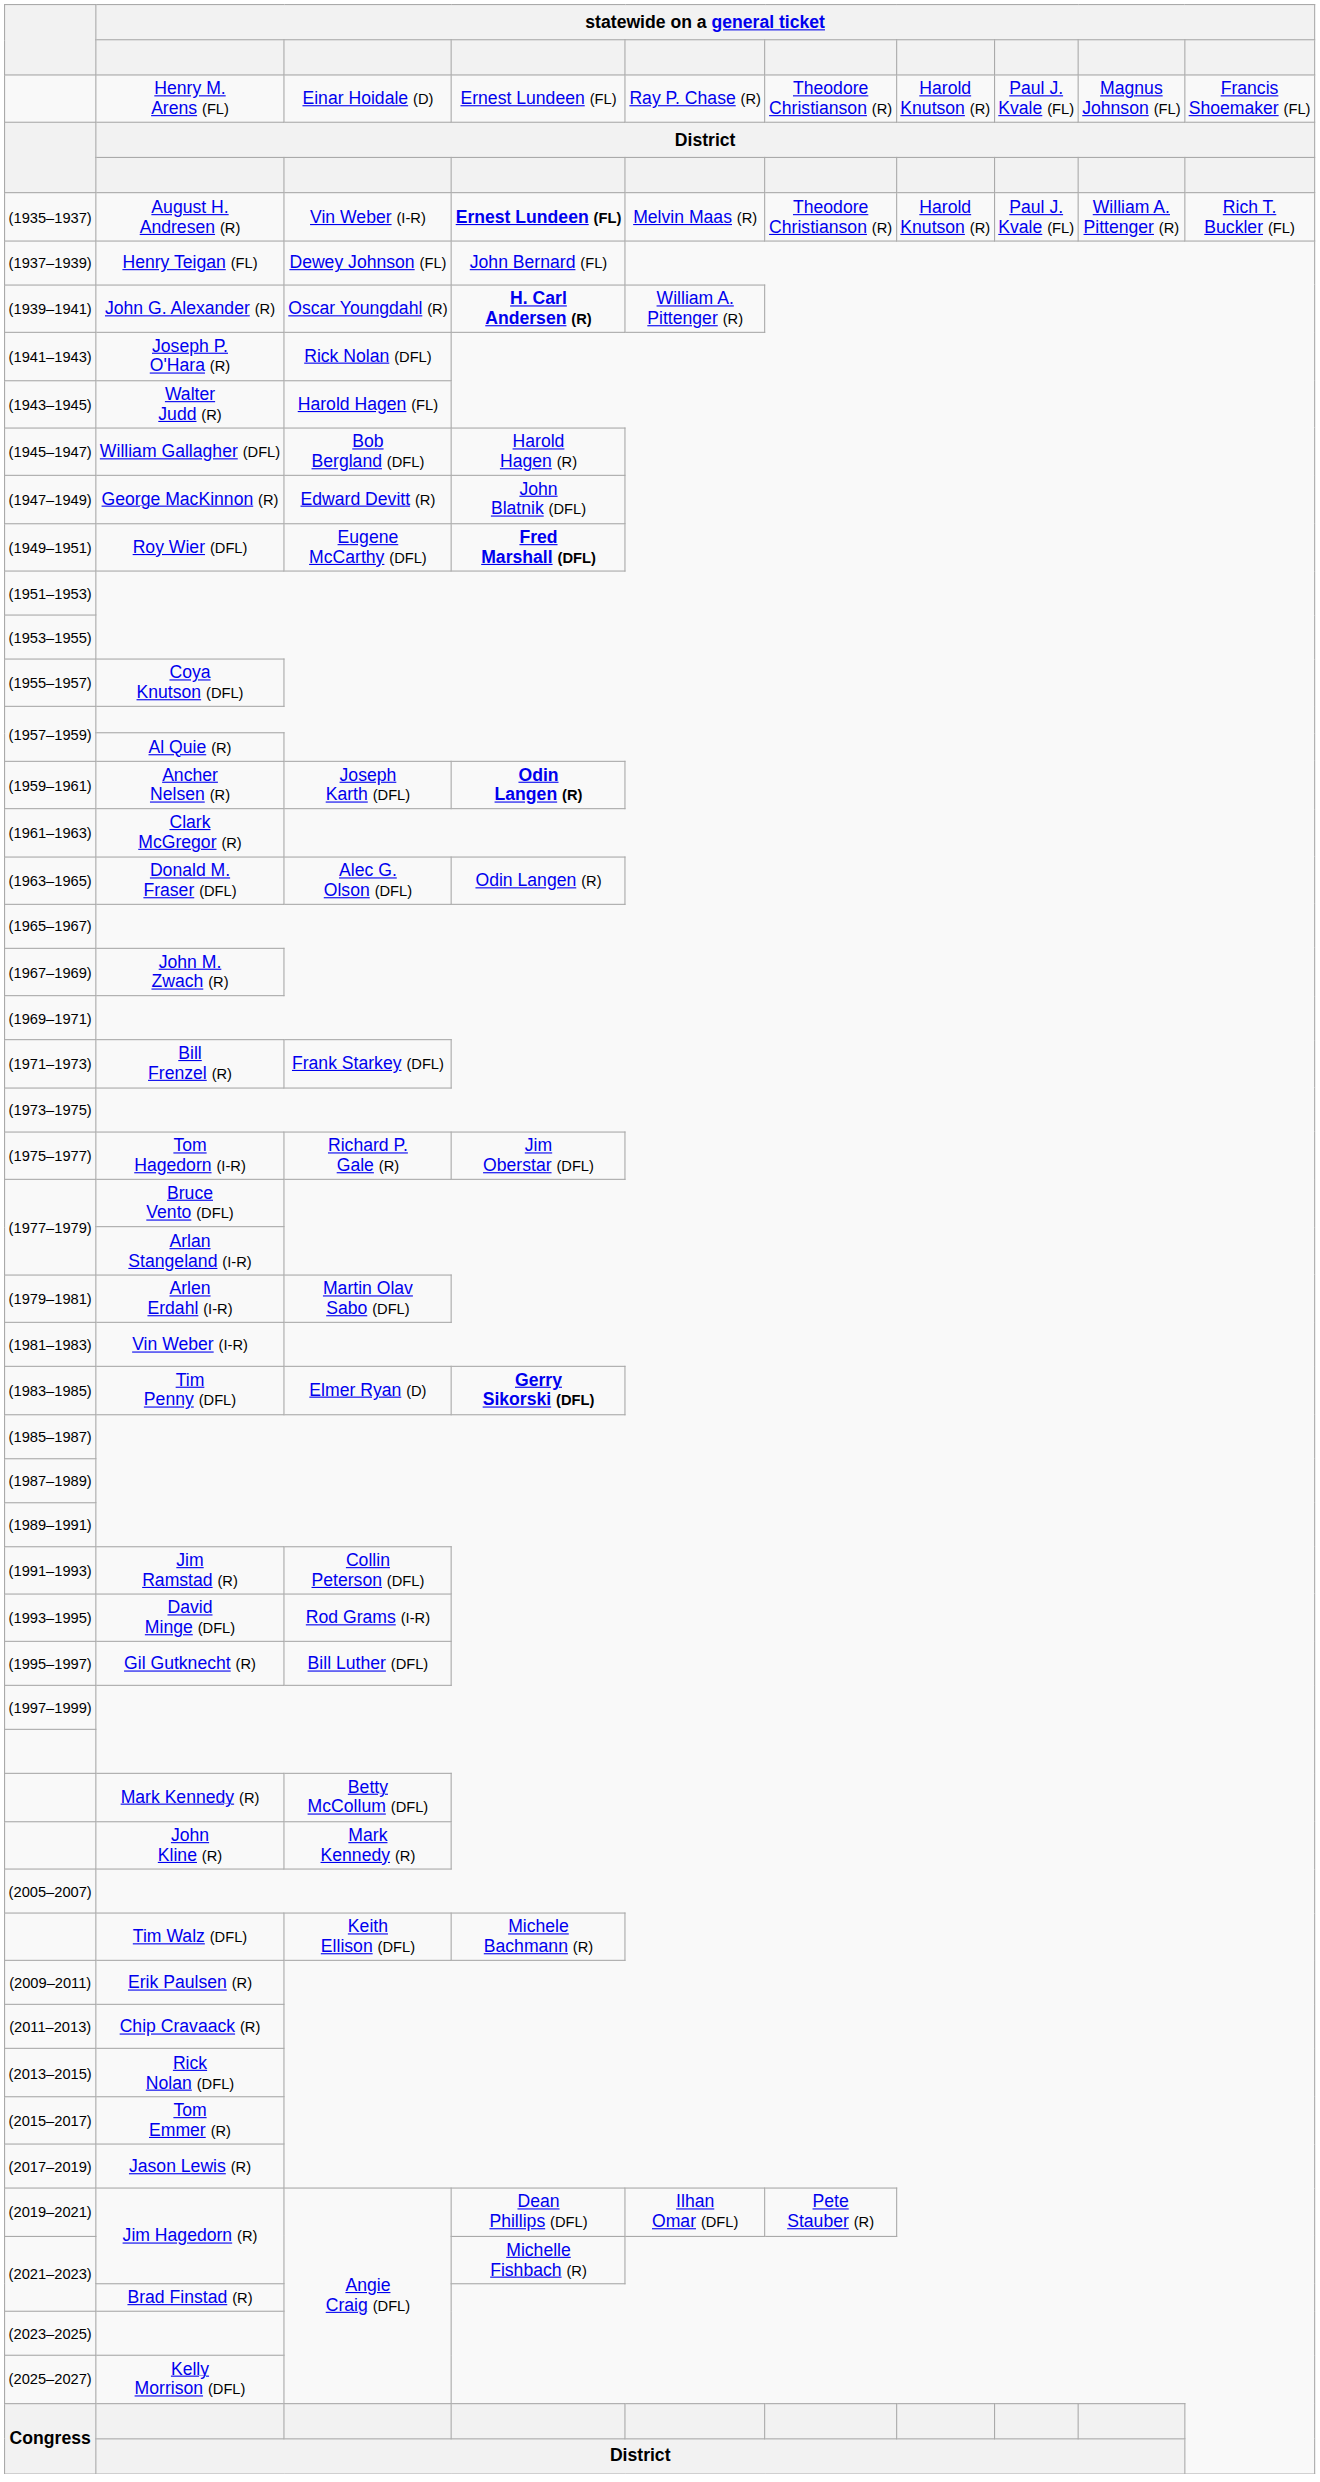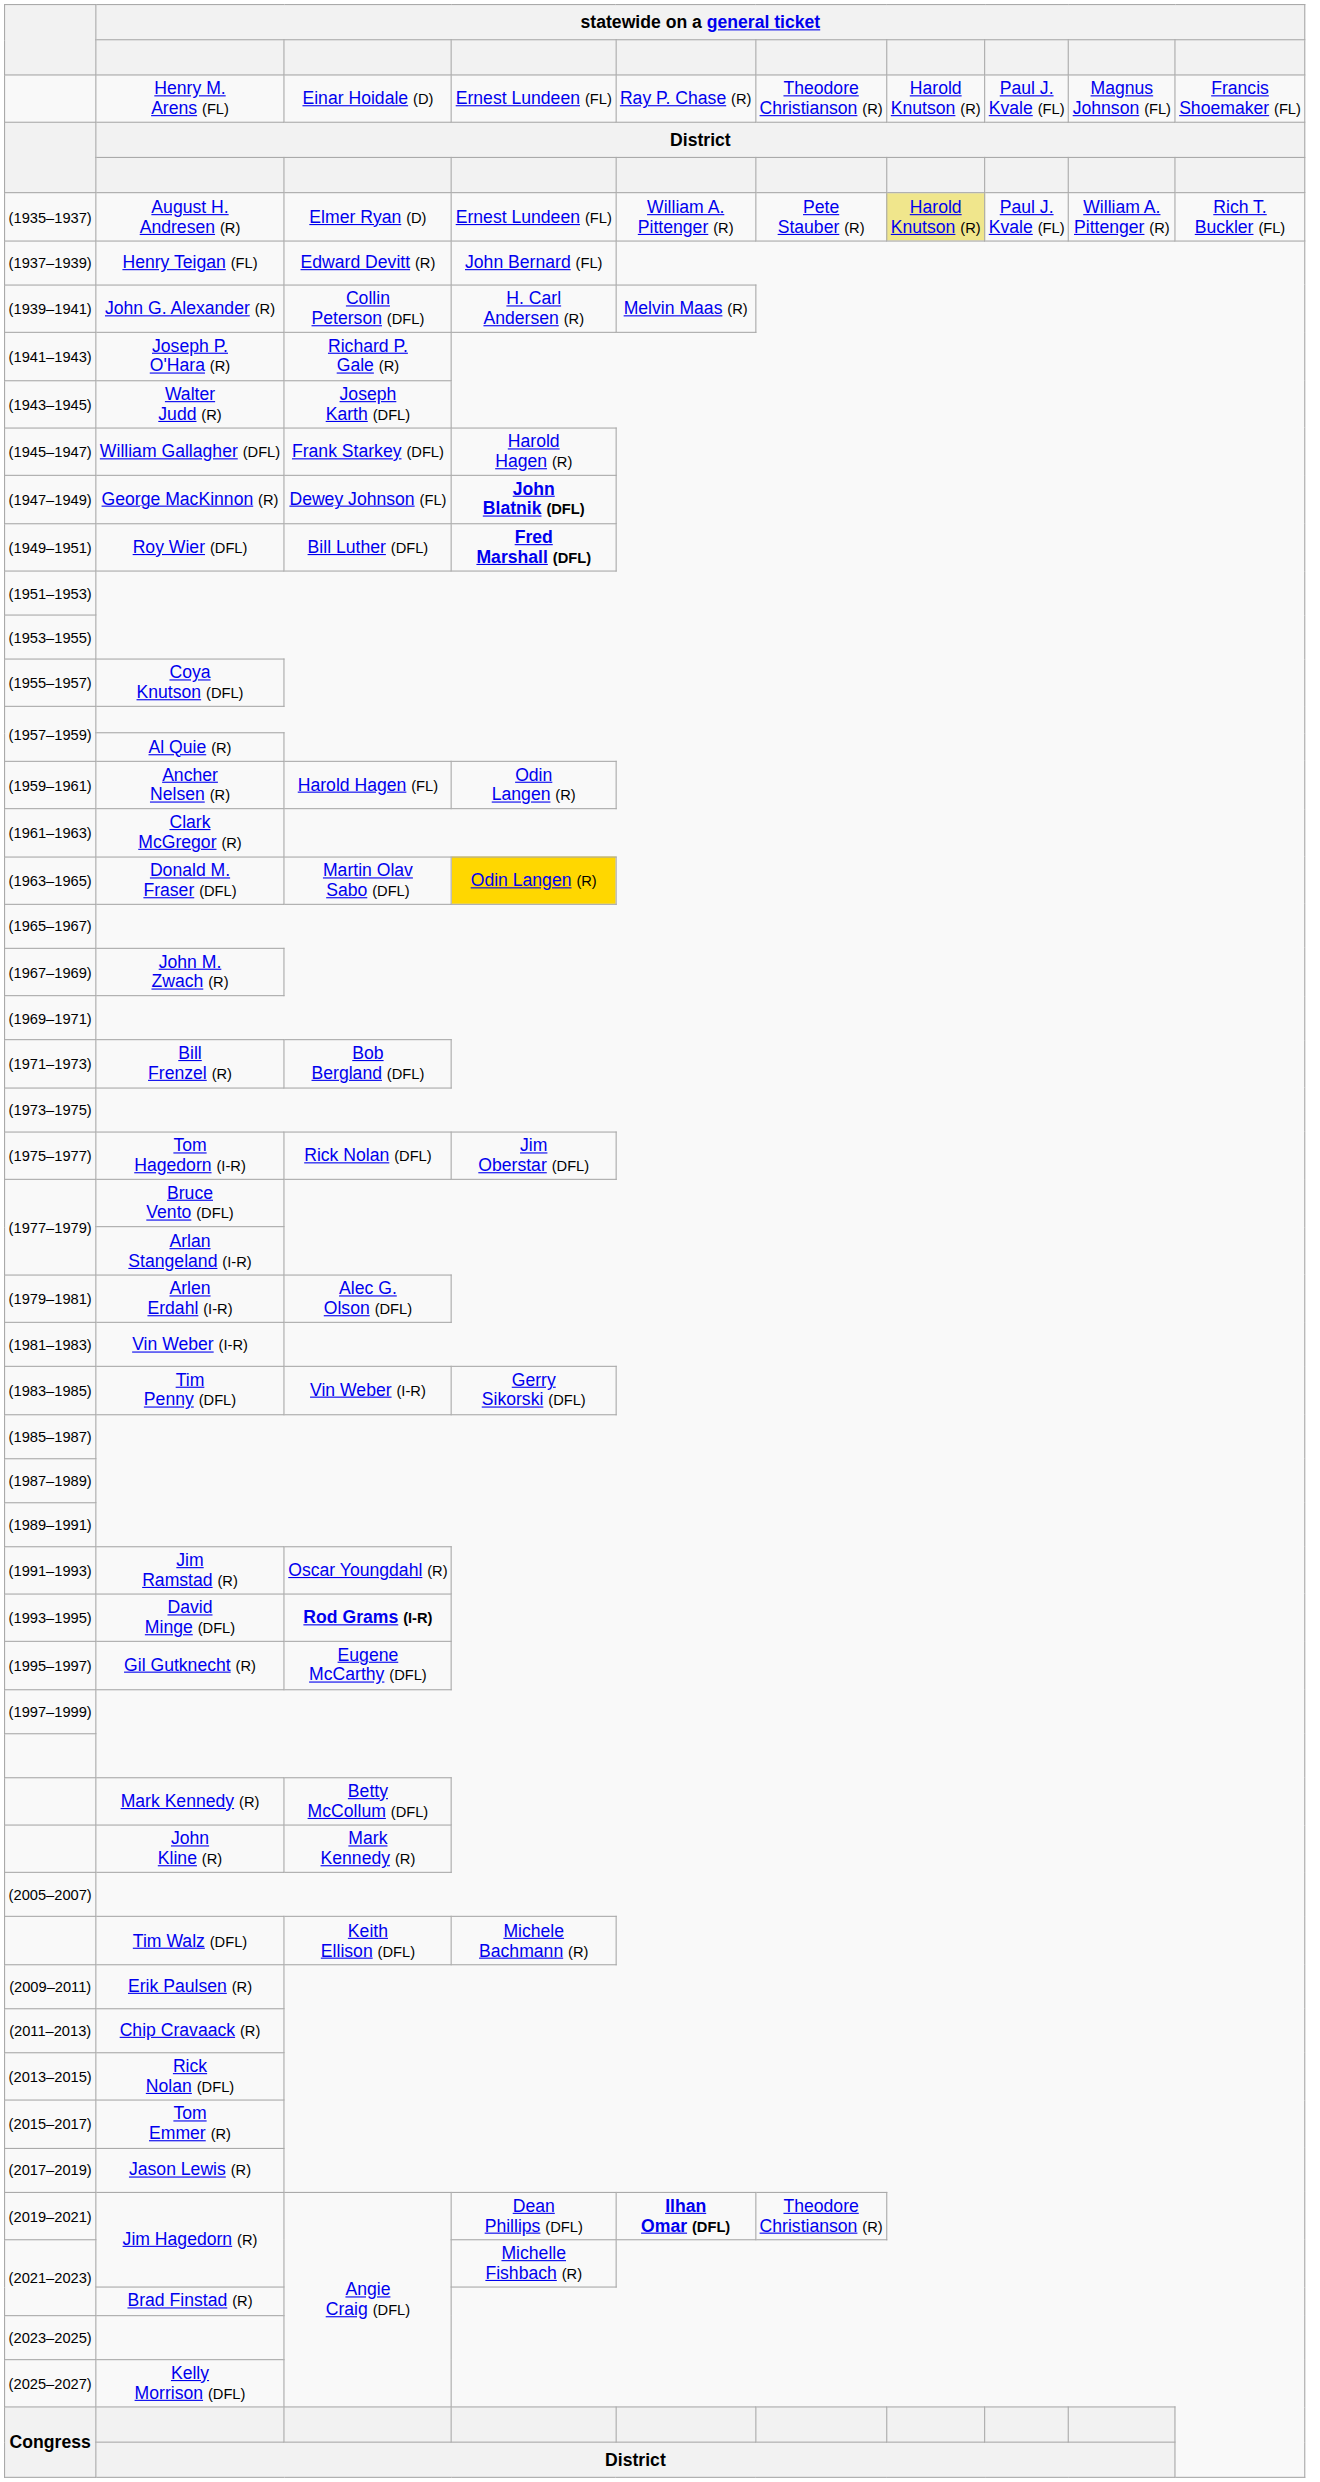(368, 216) Vin Weber (I-R) -> (368, 216) Elmer Ryan (D)
(538, 216) bold -> (534, 216) normal
(695, 216) Melvin Maas (R) -> (686, 216) William A. Pittenger (R)
(831, 216) Theodore Christianson (R) -> (821, 216) Pete Stauber (R)
(945, 216) no background -> (936, 216) khaki background
(368, 262) Dewey Johnson (FL) -> (368, 262) Edward Devitt (R)
(368, 308) Oscar Youngdahl (R) -> (368, 308) Collin Peterson (DFL)
(538, 308) bold -> (534, 308) normal
(695, 308) William A. Pittenger (R) -> (686, 308) Melvin Maas (R)
(368, 356) Rick Nolan (DFL) -> (368, 356) Richard P. Gale (R)
(368, 404) Harold Hagen (FL) -> (368, 404) Joseph Karth (DFL)
(368, 451) Bob Bergland (DFL) -> (368, 451) Frank Starkey (DFL)
(368, 499) Edward Devitt (R) -> (368, 499) Dewey Johnson (FL)
(538, 499) normal -> (534, 499) bold
(368, 547) Eugene McCarthy (DFL) -> (368, 547) Bill Luther (DFL)
(368, 784) Joseph Karth (DFL) -> (368, 784) Harold Hagen (FL)
(538, 784) bold -> (534, 784) normal
(368, 880) Alec G. Olson (DFL) -> (368, 880) Martin Olav Sabo (DFL)
(538, 880) no background -> (534, 880) gold background
(368, 1063) Frank Starkey (DFL) -> (368, 1063) Bob Bergland (DFL)
(368, 1155) Richard P. Gale (R) -> (368, 1155) Rick Nolan (DFL)
(368, 1298) Martin Olav Sabo (DFL) -> (368, 1298) Alec G. Olson (DFL)
(368, 1390) Elmer Ryan (D) -> (368, 1390) Vin Weber (I-R)
(538, 1390) bold -> (534, 1390) normal
(368, 1570) Collin Peterson (DFL) -> (368, 1570) Oscar Youngdahl (R)
(368, 1617) normal -> (368, 1617) bold
(368, 1663) Bill Luther (DFL) -> (368, 1665) Eugene McCarthy (DFL)
(695, 2211) normal -> (686, 2215) bold
(831, 2211) Pete Stauber (R) -> (821, 2215) Theodore Christianson (R)
